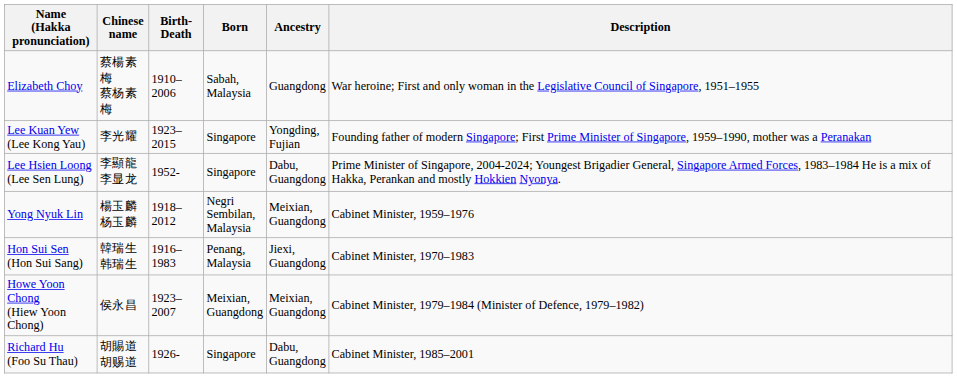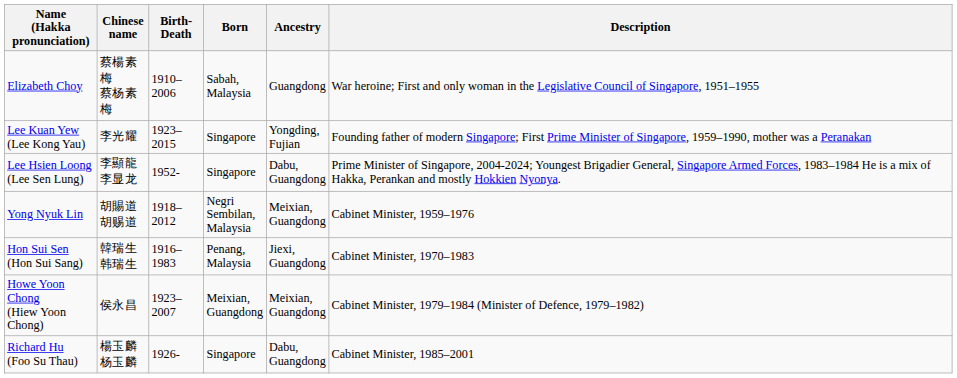(118, 214) 楊玉麟 杨玉麟 -> (118, 214) 胡賜道 胡赐道
(118, 353) 胡賜道 胡赐道 -> (118, 353) 楊玉麟 杨玉麟
